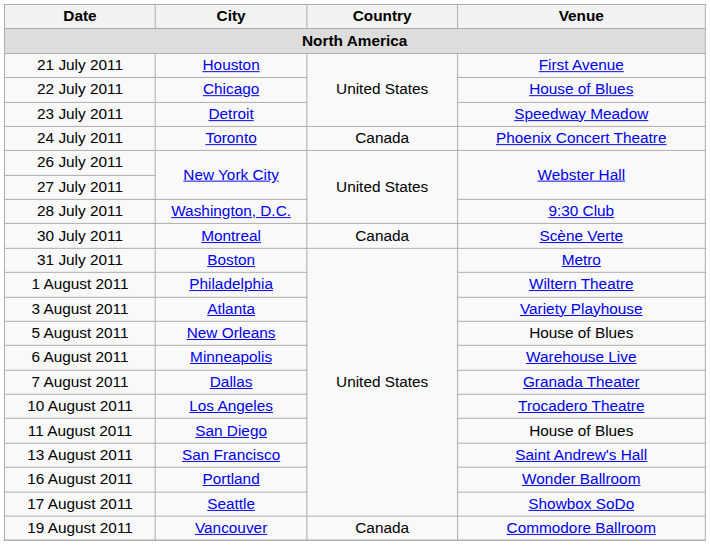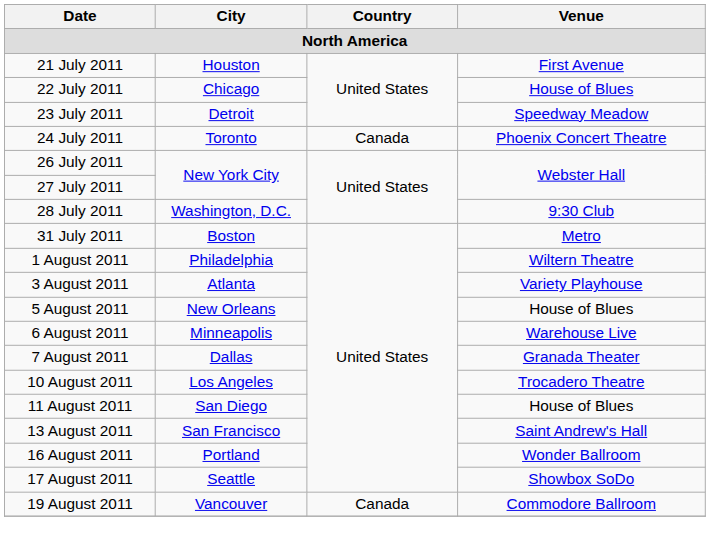- row: (80, 235)
